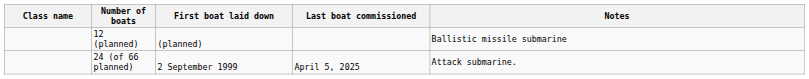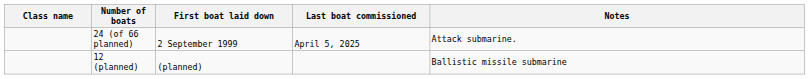rows swapped: (116, 62) <-> (116, 39)
